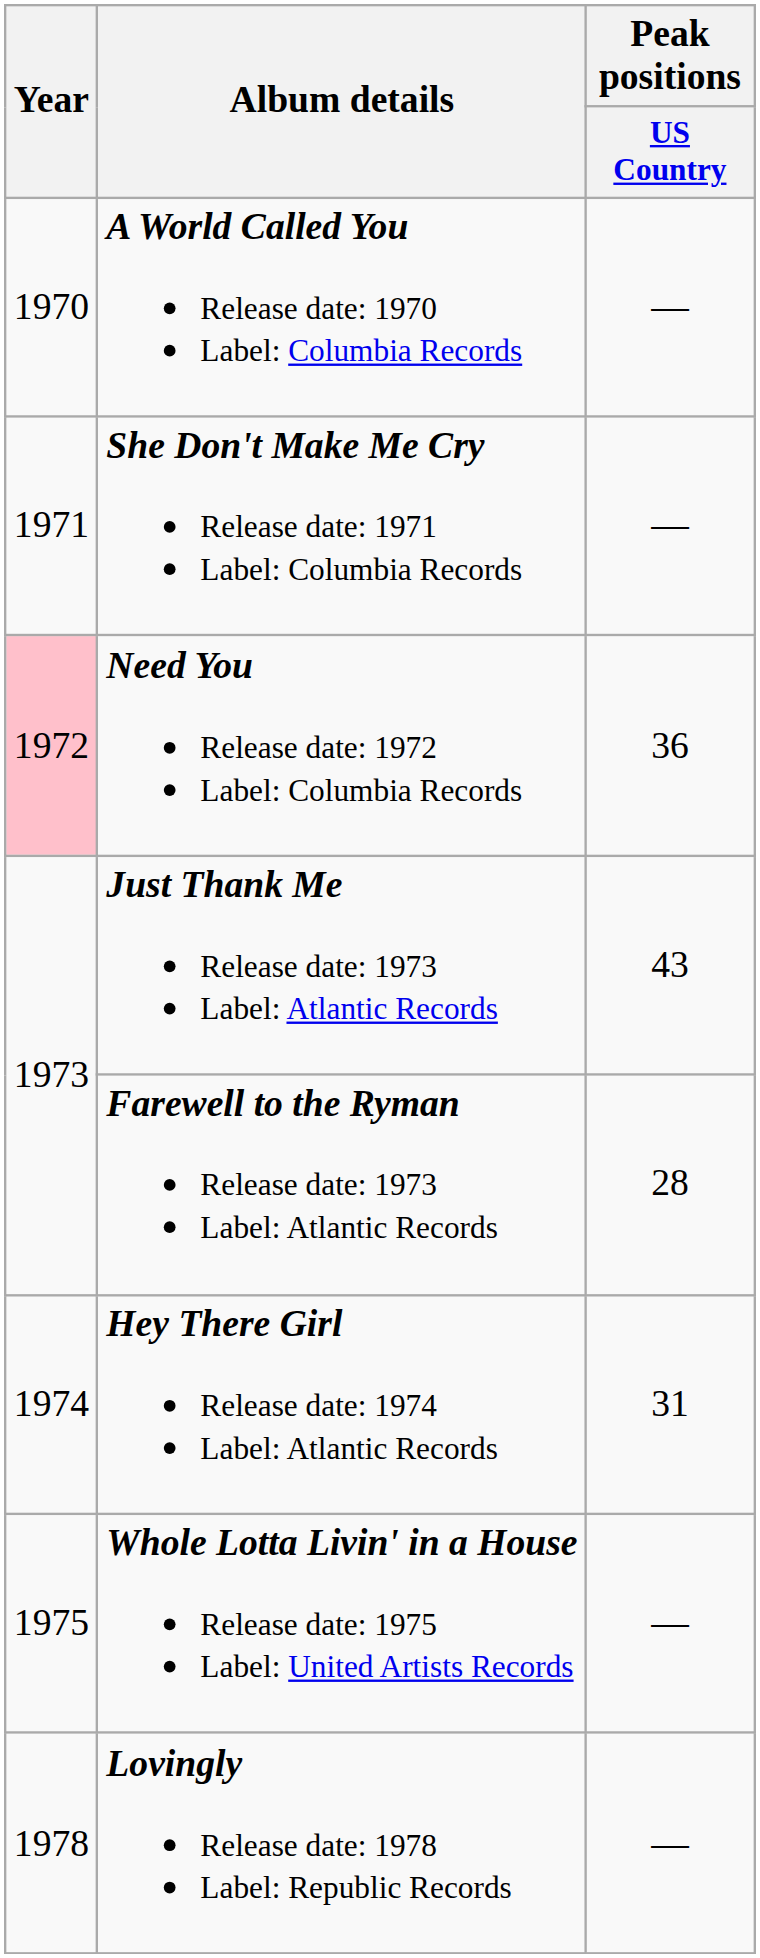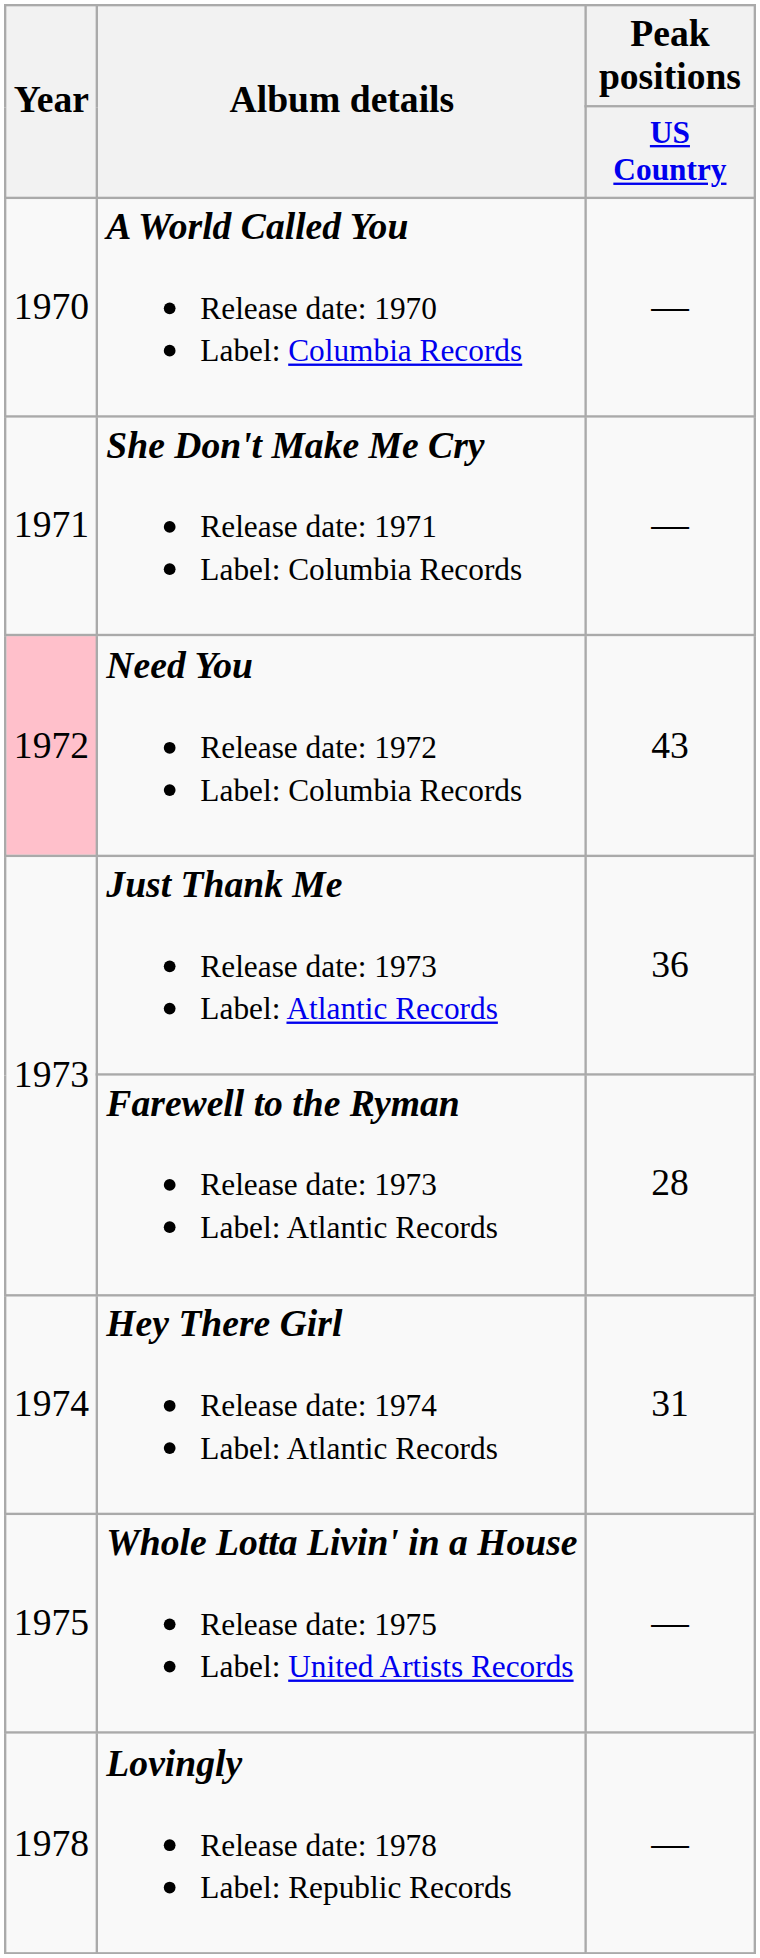(670, 745) 36 -> (670, 745) 43
(670, 964) 43 -> (670, 964) 36
